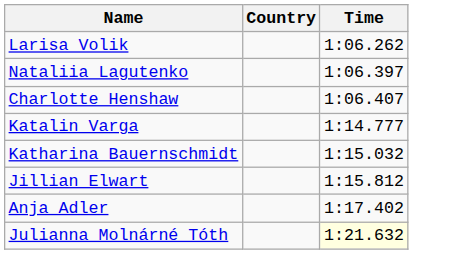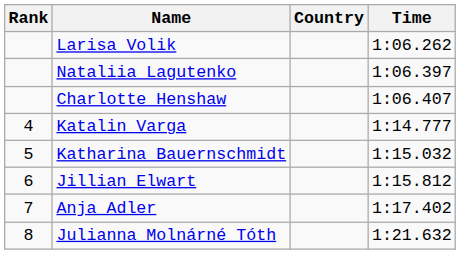+ column: (29, 18)
(364, 235) lightyellow background -> (412, 235) no background
